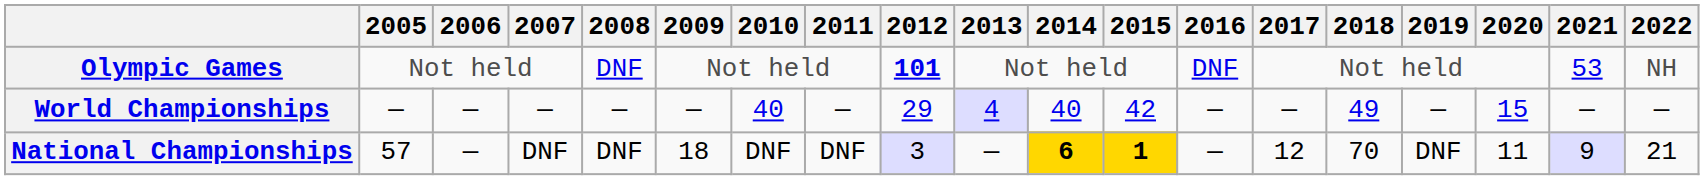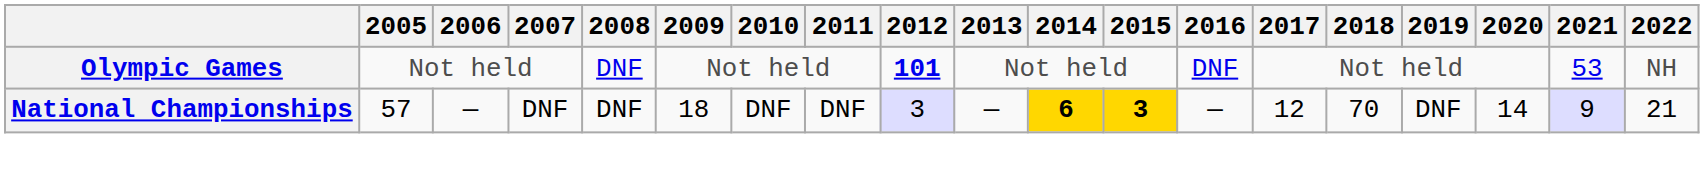- row: (182, 110)
(1140, 153) 1 -> (1140, 110) 3
(1513, 153) 11 -> (1513, 110) 14
